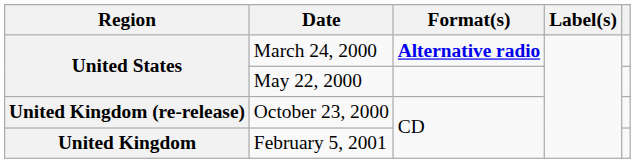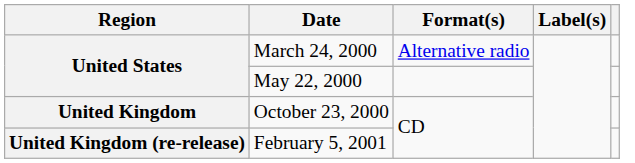(469, 50) bold -> (464, 50) normal
(127, 111) United Kingdom (re-release) -> (127, 111) United Kingdom
(127, 142) United Kingdom -> (127, 142) United Kingdom (re-release)
